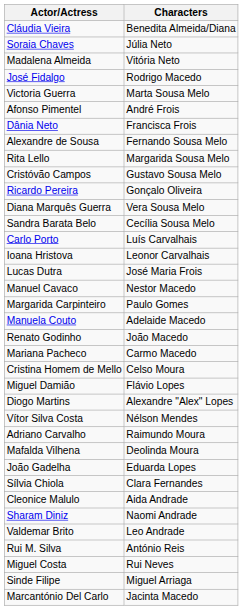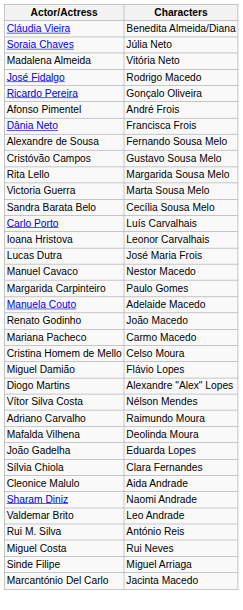rows swapped: (42, 191) <-> (41, 93)
rows swapped: (28, 158) <-> (49, 175)
- row: (59, 207)
